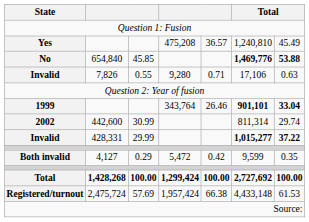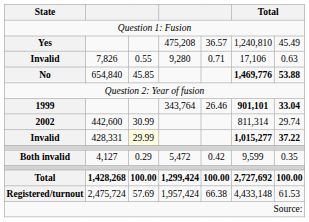rows swapped: (45, 59) <-> (45, 75)
(143, 138) no background -> (143, 138) lightyellow background
